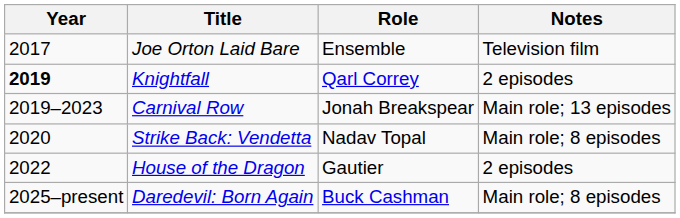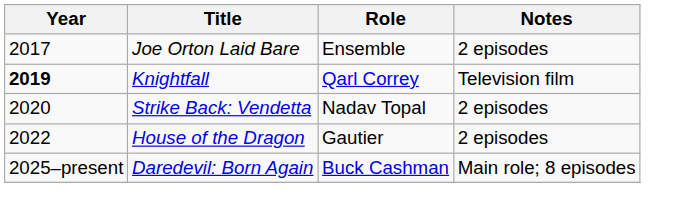(541, 49) Television film -> (503, 49) 2 episodes
(528, 78) 2 episodes -> (516, 78) Television film
- row: (188, 108)
(572, 138) Main role; 8 episodes -> (503, 108) 2 episodes
